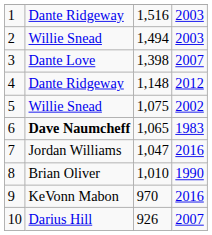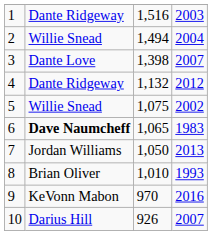(190, 38) 2003 -> (190, 38) 2004
(153, 83) 1,148 -> (153, 83) 1,132
(153, 151) 1,047 -> (153, 151) 1,050
(190, 151) 2016 -> (190, 151) 2013
(190, 173) 1990 -> (190, 173) 1993
